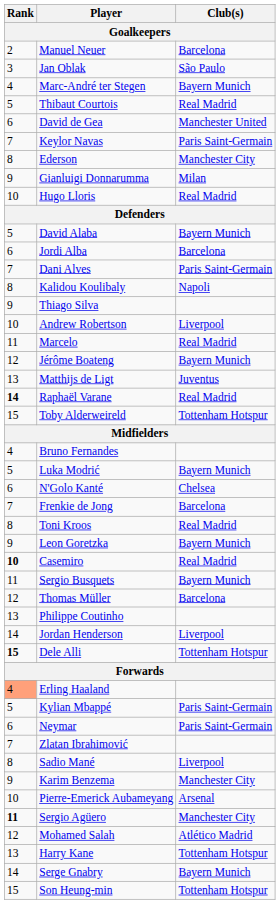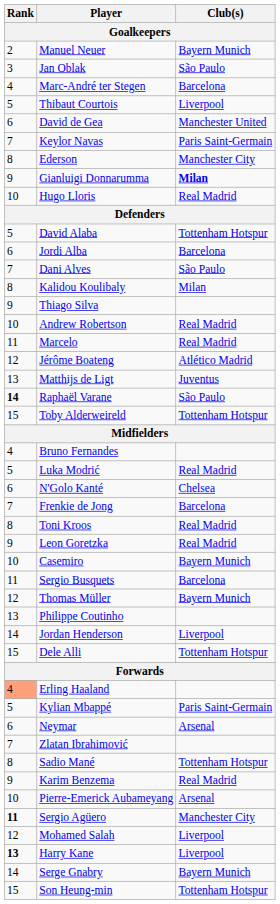(202, 50) Barcelona -> (215, 50) Bayern Munich
(215, 86) Bayern Munich -> (202, 86) Barcelona
(208, 104) Real Madrid -> (201, 104) Liverpool
(192, 178) normal -> (193, 178) bold
(215, 232) Bayern Munich -> (223, 232) Tottenham Hotspur
(225, 269) Paris Saint-Germain -> (202, 269) São Paulo
(194, 287) Napoli -> (192, 287) Milan
(201, 324) Liverpool -> (208, 324) Real Madrid
(215, 360) Bayern Munich -> (216, 360) Atlético Madrid
(208, 397) Real Madrid -> (202, 397) São Paulo
(215, 470) Bayern Munich -> (208, 470) Real Madrid
(215, 543) Bayern Munich -> (208, 543) Real Madrid
(13, 561) bold -> (13, 561) normal
(208, 561) Real Madrid -> (215, 561) Bayern Munich
(215, 580) Bayern Munich -> (202, 580) Barcelona
(202, 598) Barcelona -> (215, 598) Bayern Munich
(13, 653) bold -> (13, 653) normal
(225, 726) Paris Saint-Germain -> (196, 726) Arsenal
(201, 762) Liverpool -> (223, 762) Tottenham Hotspur
(217, 780) Manchester City -> (208, 780) Real Madrid
(216, 835) Atlético Madrid -> (201, 835) Liverpool
(13, 854) normal -> (13, 854) bold
(223, 854) Tottenham Hotspur -> (201, 854) Liverpool
